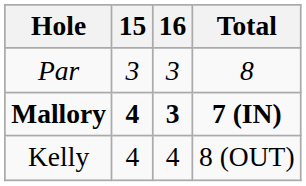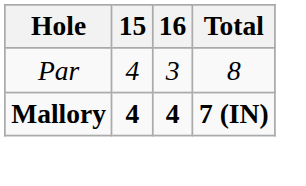(132, 69) 3 -> (132, 69) 4
(173, 113) 3 -> (173, 113) 4
- row: (59, 157)
